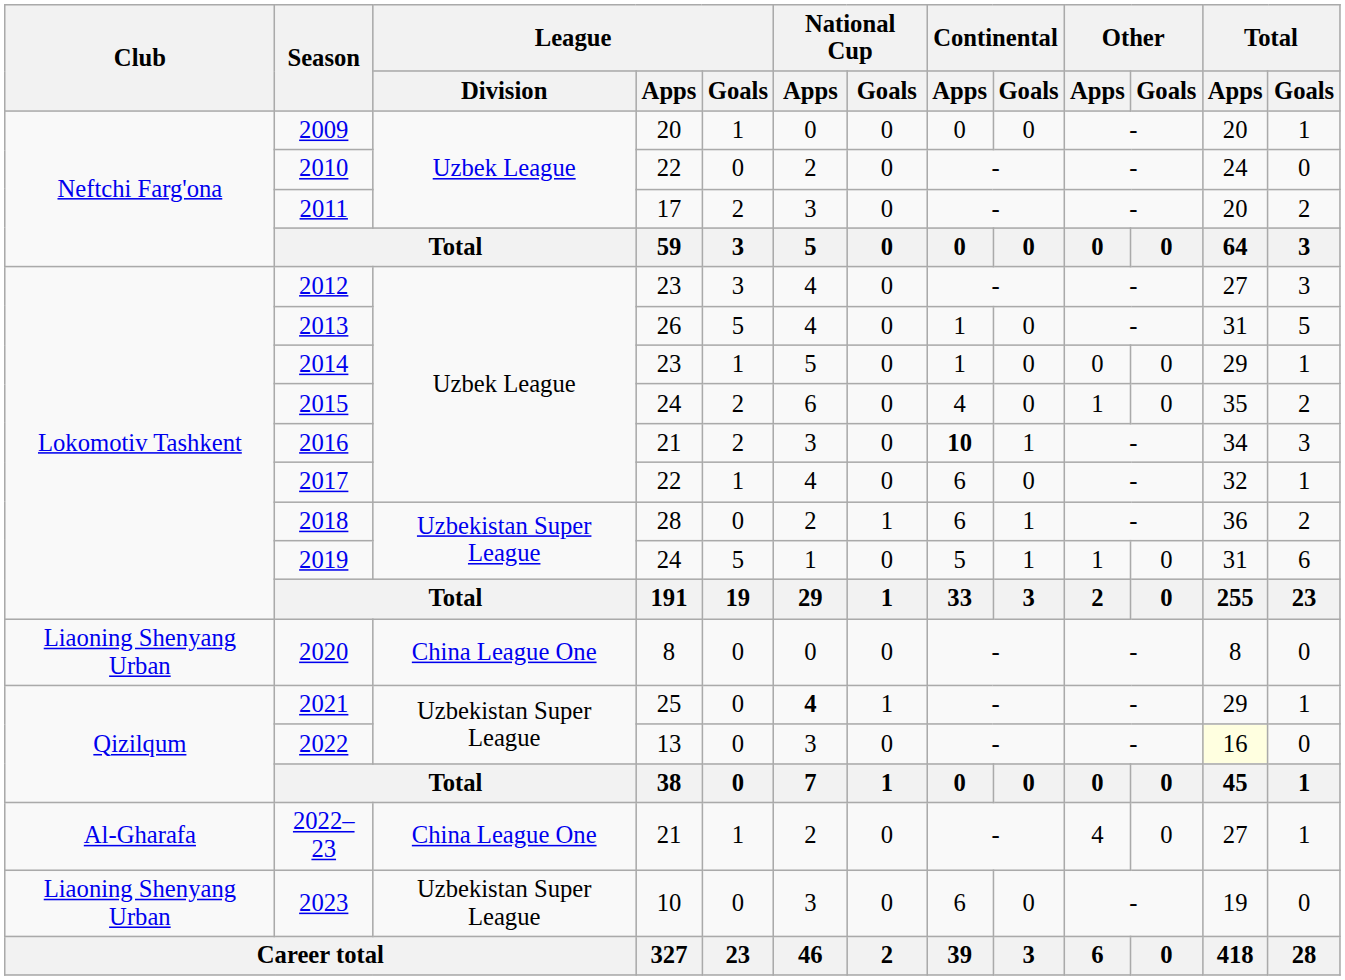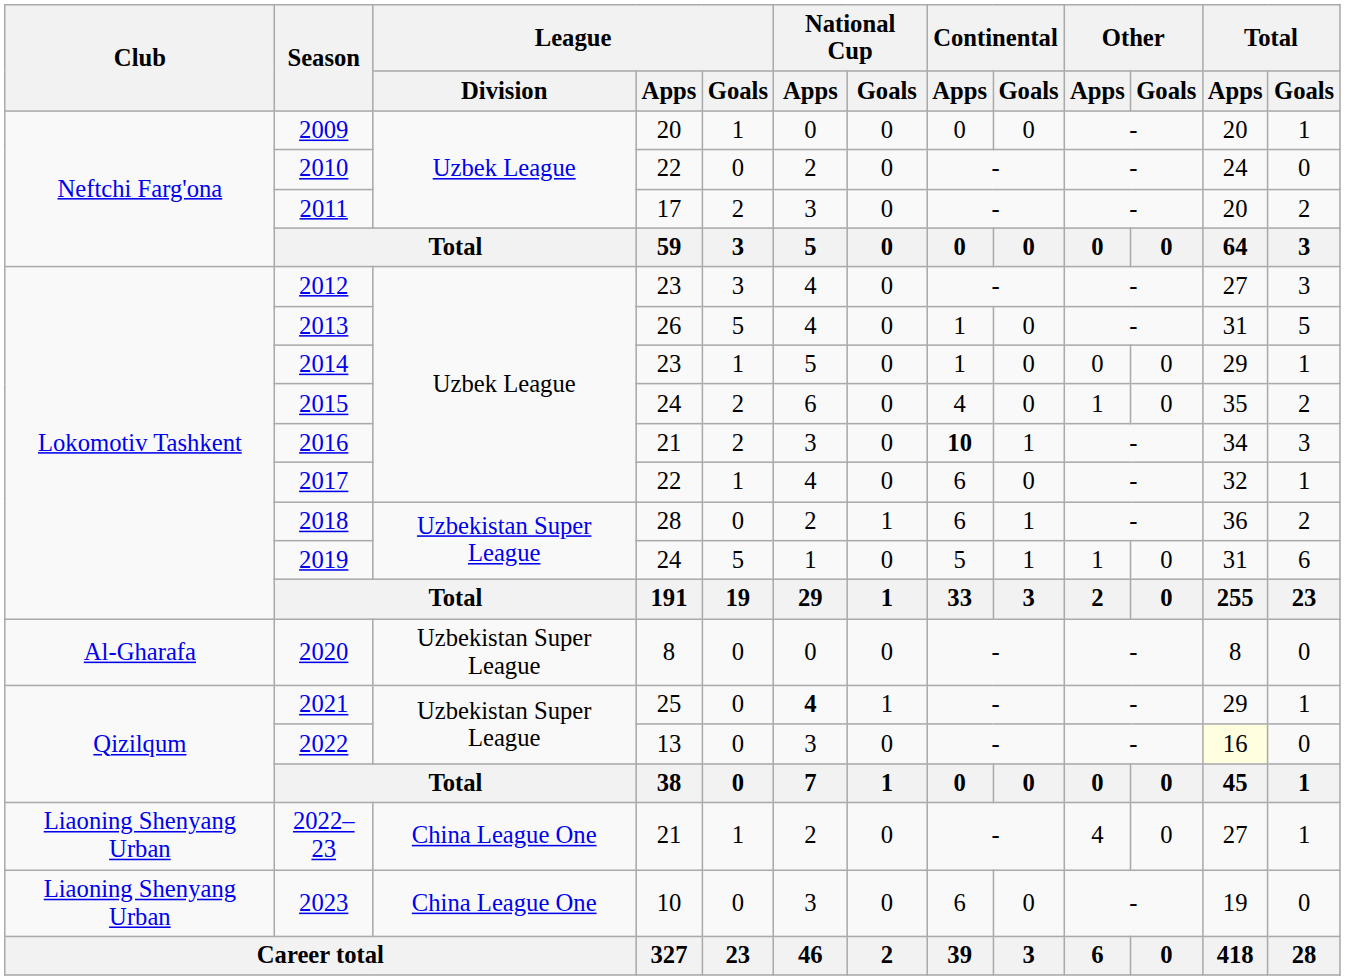(140, 651) Liaoning Shenyang Urban -> (140, 651) Al-Gharafa
(504, 651) China League One -> (504, 651) Uzbekistan Super League
(140, 835) Al-Gharafa -> (140, 835) Liaoning Shenyang Urban
(504, 902) Uzbekistan Super League -> (504, 902) China League One
